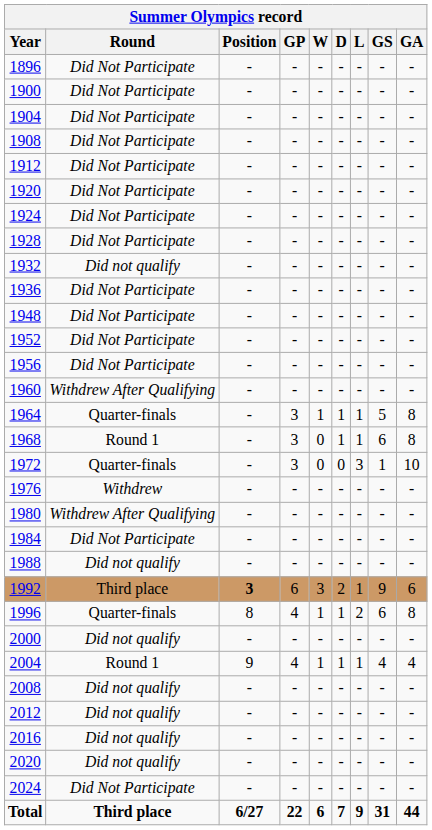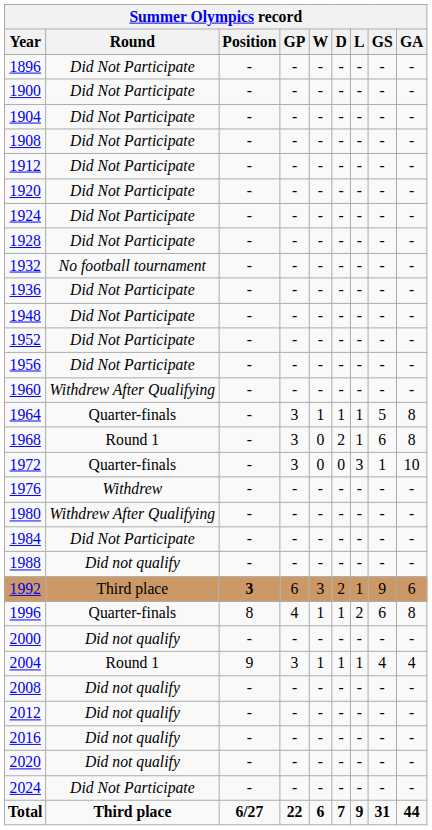(132, 265) Did not qualify -> (132, 265) No football tournament
(341, 439) 1 -> (341, 439) 2
(294, 663) 4 -> (294, 663) 3
